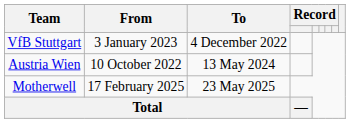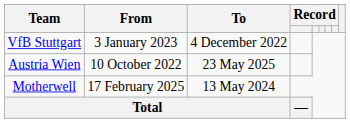(239, 64) 13 May 2024 -> (239, 64) 23 May 2025
(239, 86) 23 May 2025 -> (239, 86) 13 May 2024
